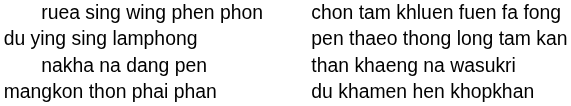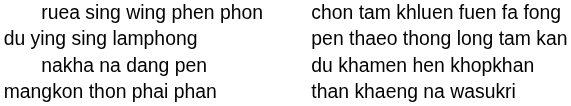(414, 65) than khaeng na wasukri -> (423, 65) du khamen hen khopkhan
(423, 92) du khamen hen khopkhan -> (414, 92) than khaeng na wasukri
